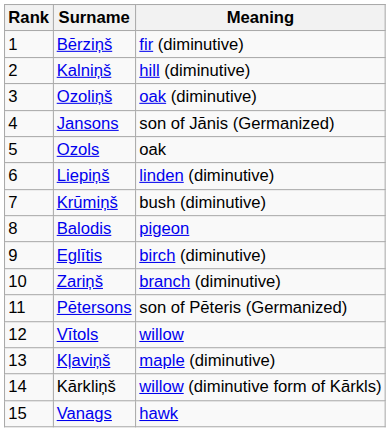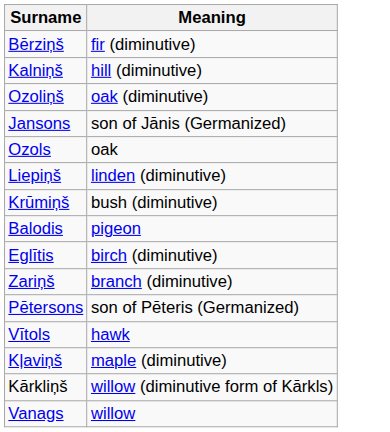- column: (29, 17)
(162, 334) willow -> (110, 334) hawk
(159, 413) hawk -> (113, 413) willow
